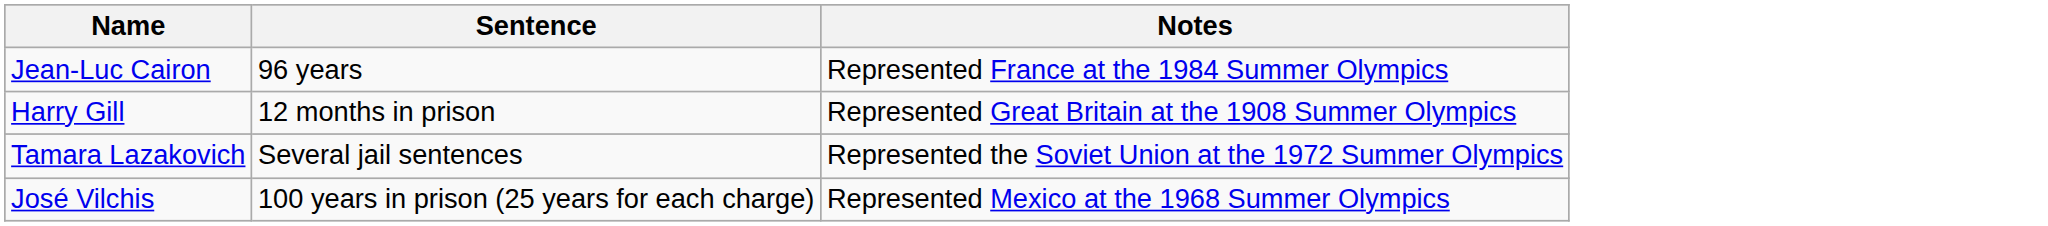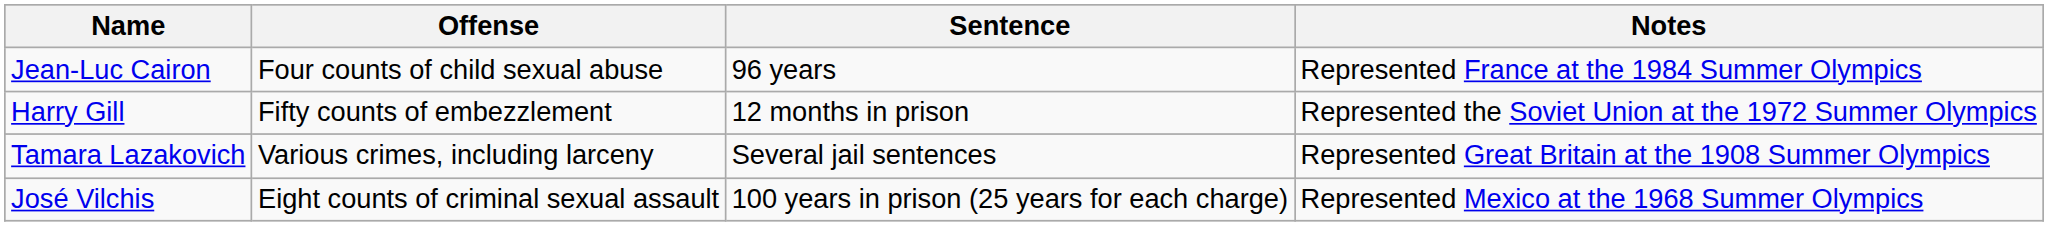+ column: (489, 26)
(1172, 112) Represented Great Britain at the 1908 Summer Olympics -> (1669, 112) Represented the Soviet Union at the 1972 Summer Olympics
(1195, 155) Represented the Soviet Union at the 1972 Summer Olympics -> (1645, 155) Represented Great Britain at the 1908 Summer Olympics
